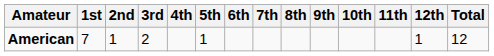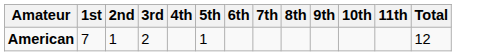- column: (429, 16)
